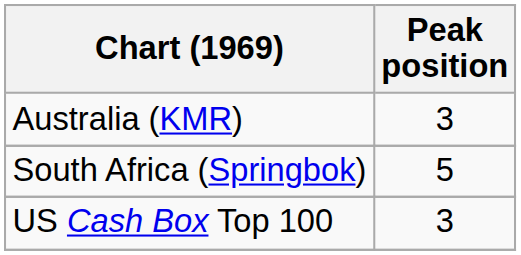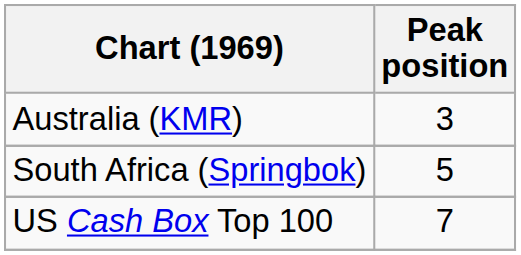(445, 222) 3 -> (445, 222) 7
